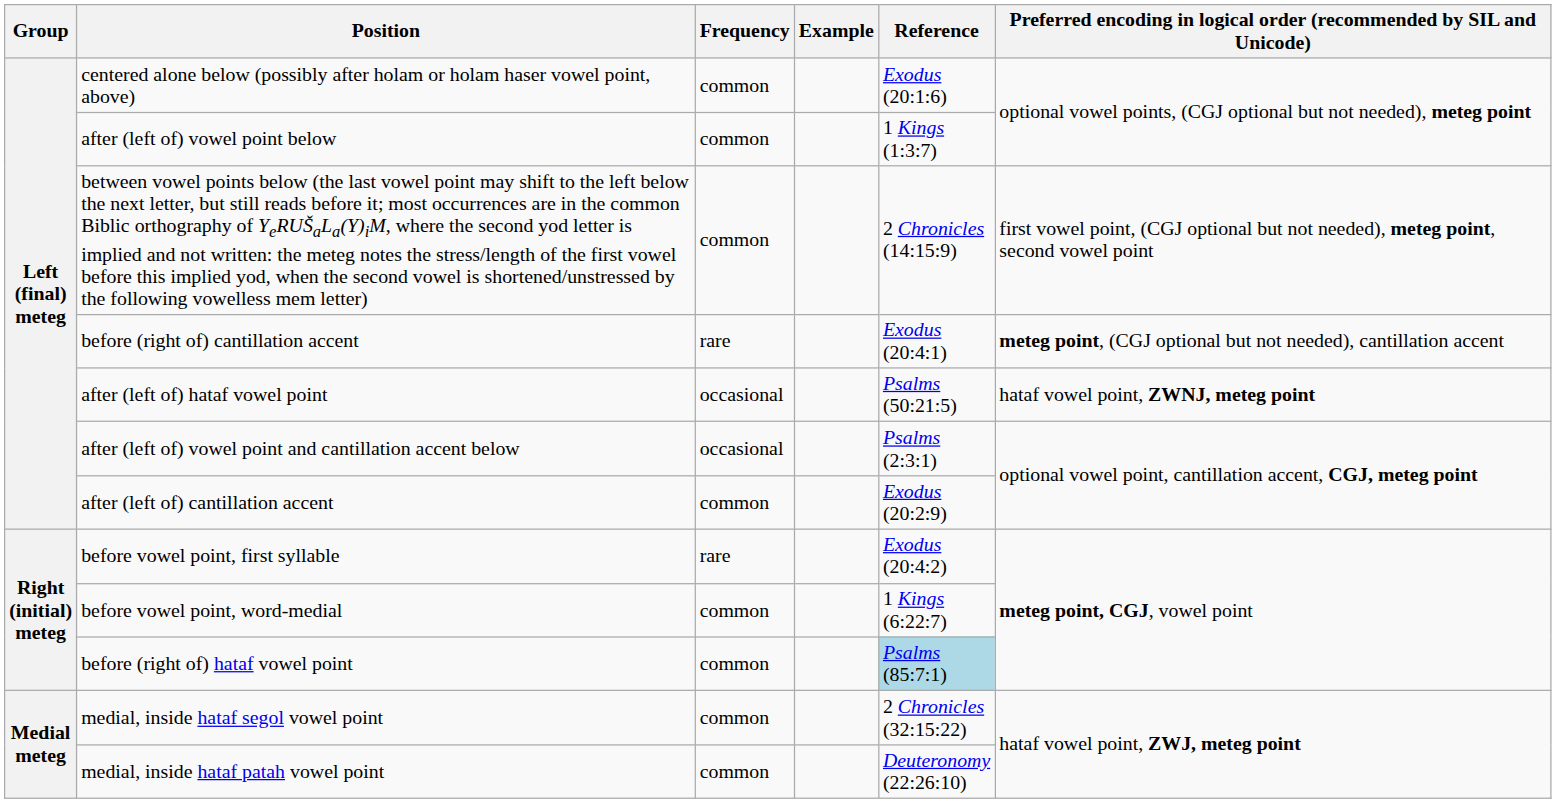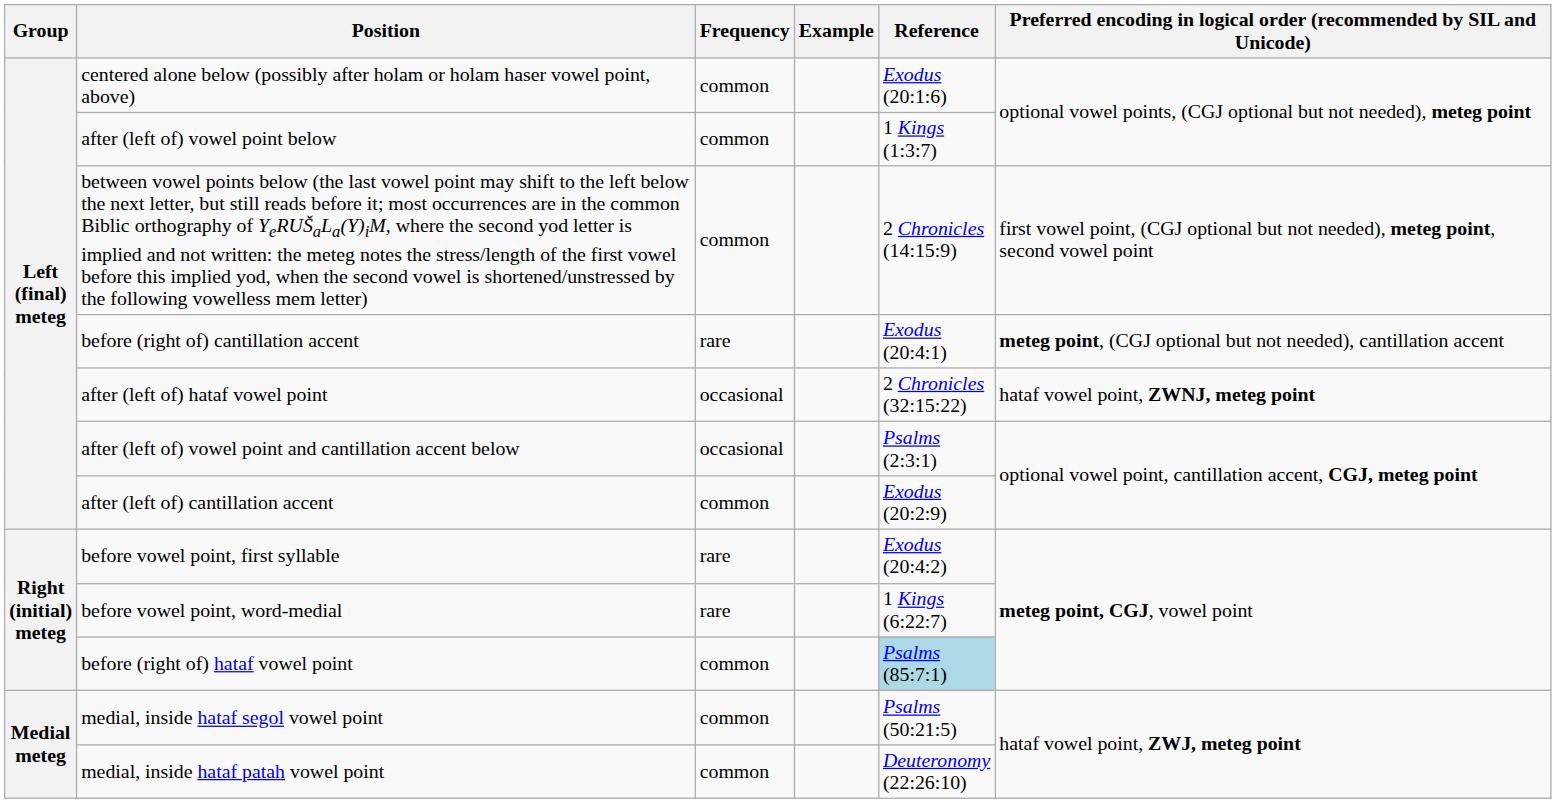(920, 394) Psalms (50:21:5) -> (934, 394) 2 Chronicles (32:15:22)
(734, 609) common -> (715, 609) rare
(934, 717) 2 Chronicles (32:15:22) -> (920, 717) Psalms (50:21:5)
